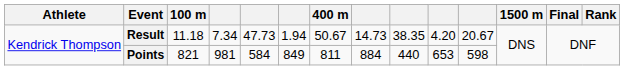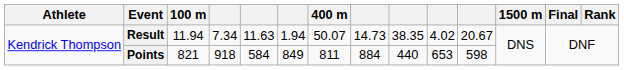(188, 35) 11.18 -> (188, 35) 11.94
(259, 35) 47.73 -> (259, 35) 11.63
(330, 35) 50.67 -> (330, 35) 50.07
(443, 35) 4.20 -> (442, 35) 4.02
(225, 55) 981 -> (225, 55) 918
